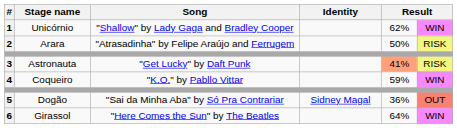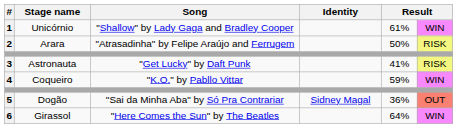(399, 28) 62% -> (399, 28) 61%
(399, 64) lightsalmon background -> (399, 64) no background
